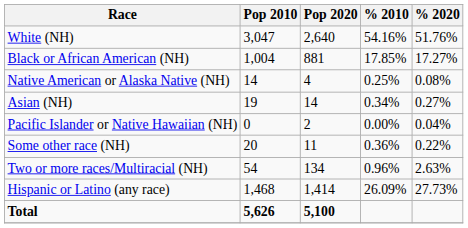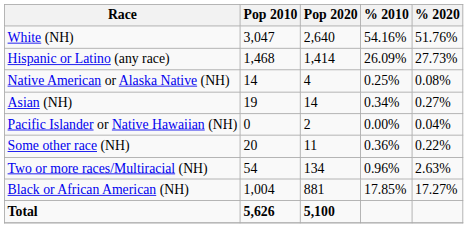rows swapped: (98, 59) <-> (89, 189)
